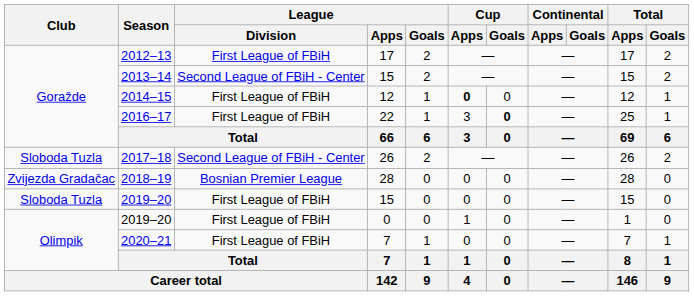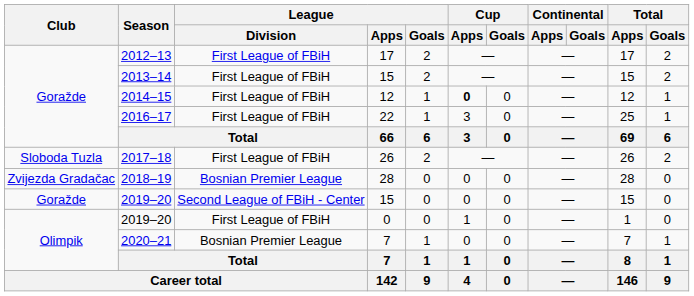(271, 76) Second League of FBiH - Center -> (271, 76) First League of FBiH
(507, 117) bold -> (507, 117) normal
(271, 158) Second League of FBiH - Center -> (271, 158) First League of FBiH
(61, 199) Sloboda Tuzla -> (61, 199) Goražde
(271, 199) First League of FBiH -> (271, 199) Second League of FBiH - Center
(271, 240) First League of FBiH -> (271, 240) Bosnian Premier League
